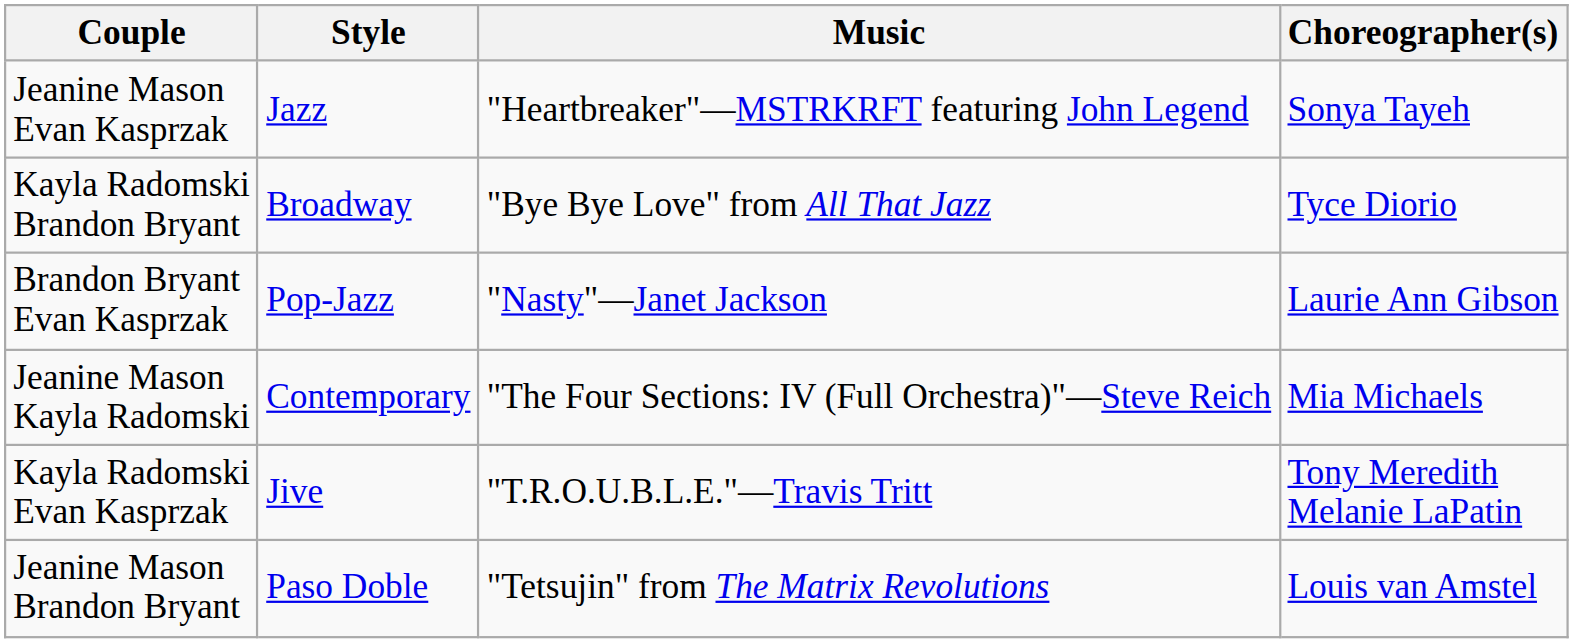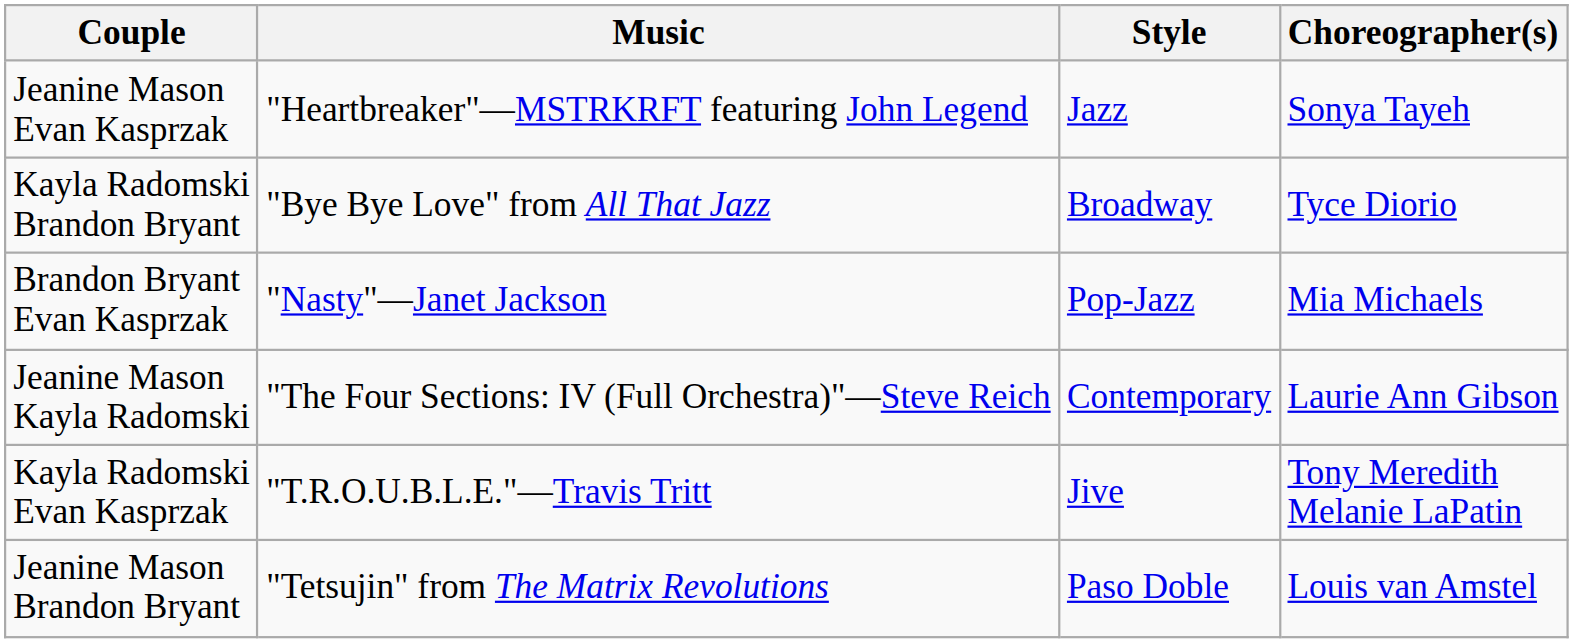columns swapped: (368, 32) <-> (879, 32)
(1423, 300) Laurie Ann Gibson -> (1385, 300) Mia Michaels
(1385, 396) Mia Michaels -> (1423, 396) Laurie Ann Gibson
